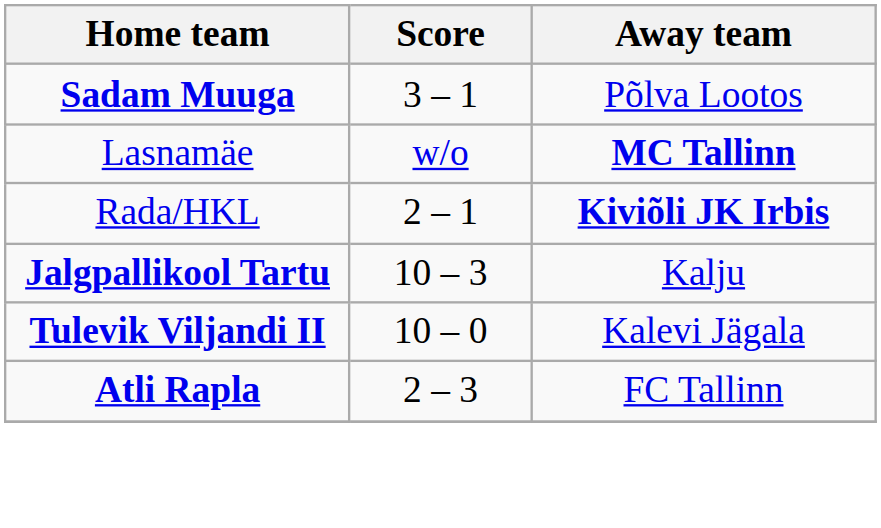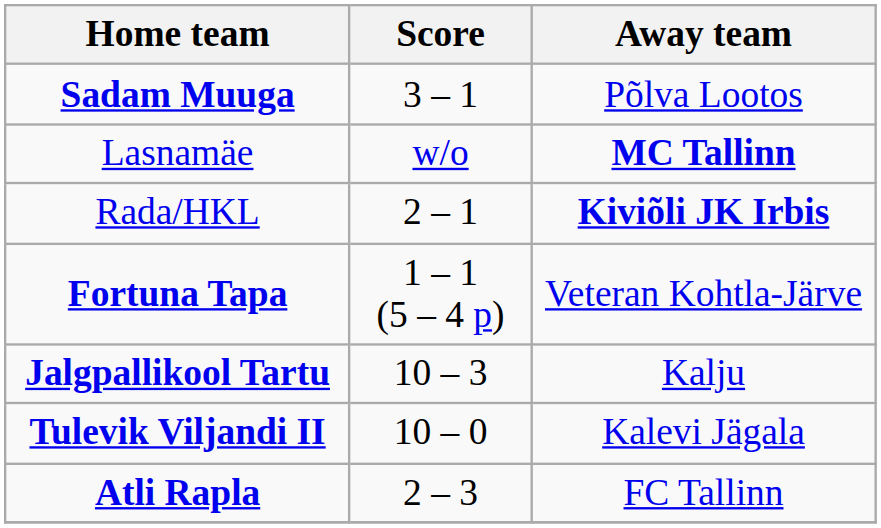+ row: (178, 292)
